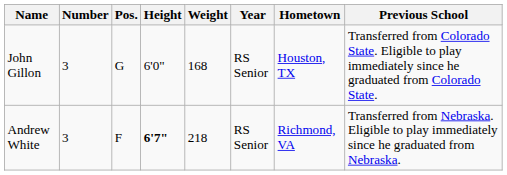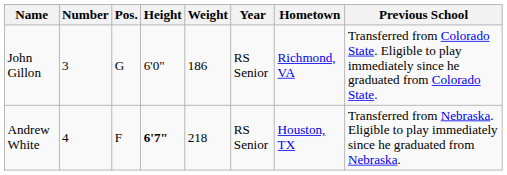(198, 65) 168 -> (198, 65) 186
(301, 65) Houston, TX -> (307, 65) Richmond, VA
(65, 137) 3 -> (65, 137) 4
(307, 137) Richmond, VA -> (301, 137) Houston, TX
